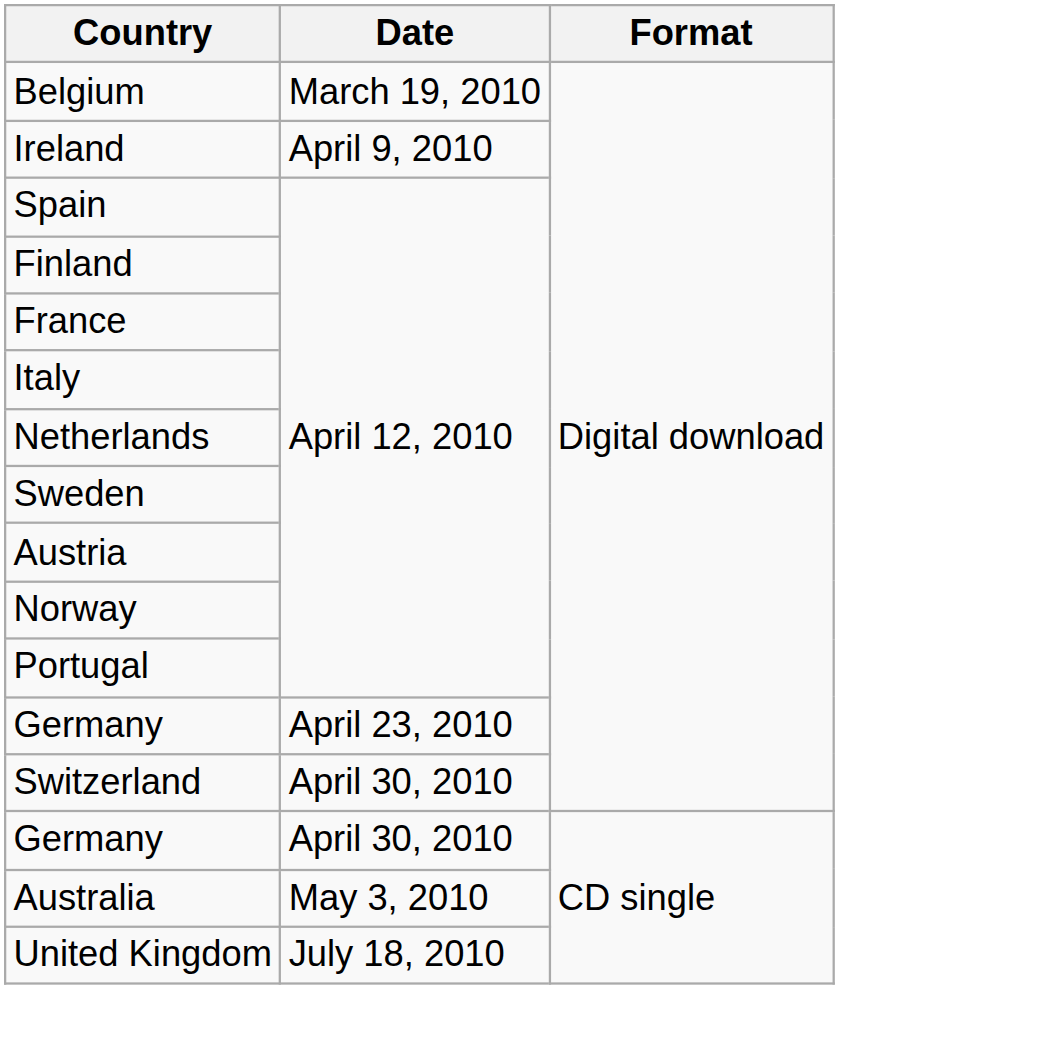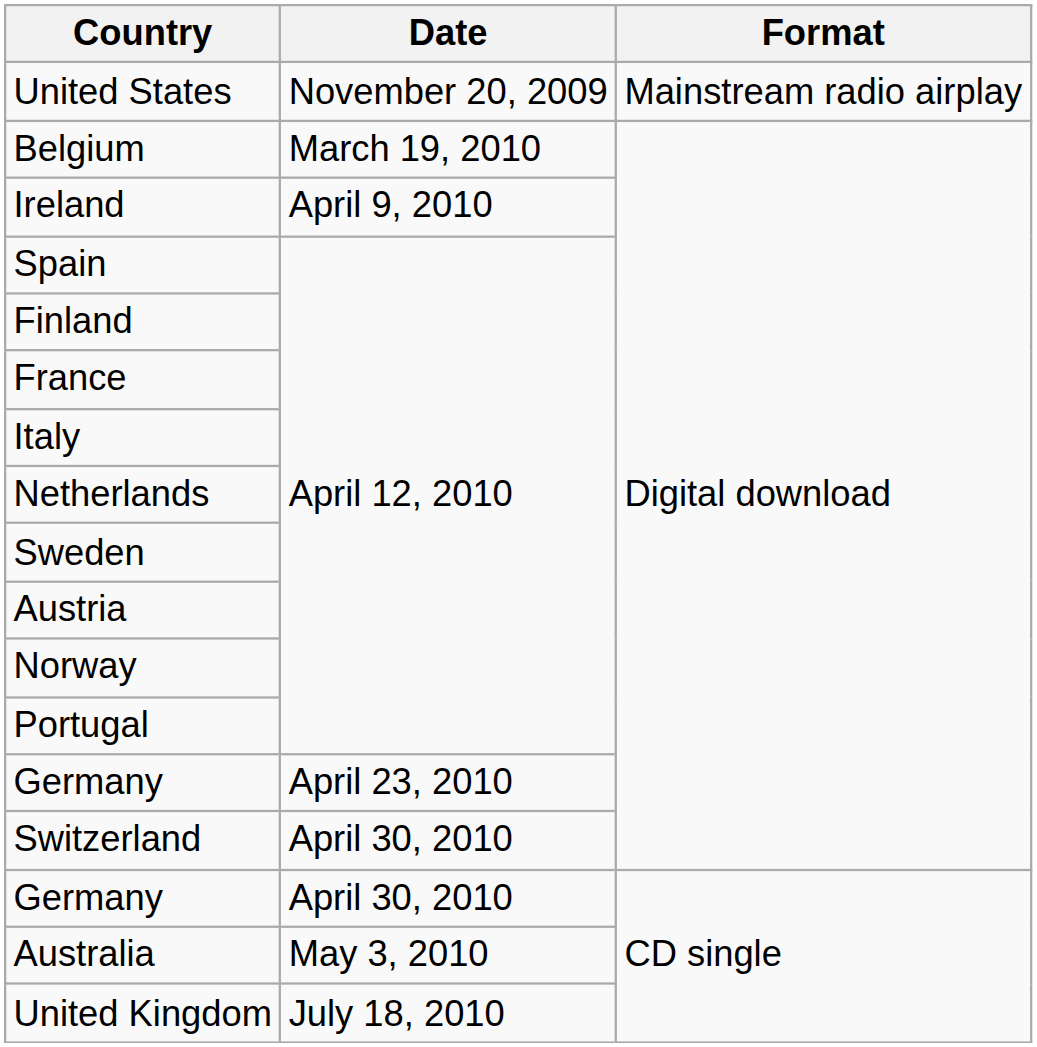+ row: (123, 90)
